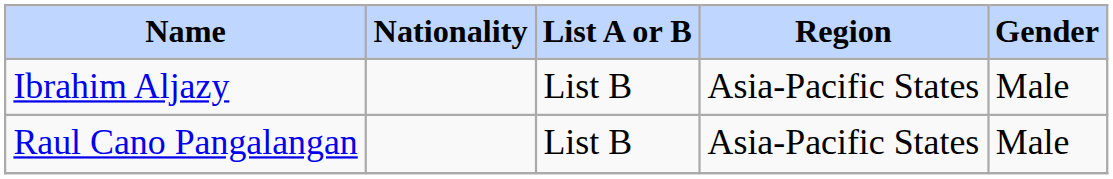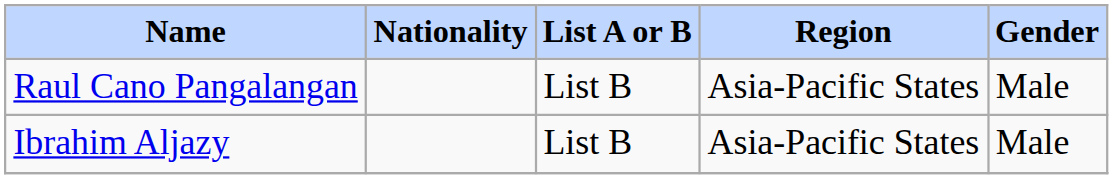rows swapped: (121, 86) <-> (186, 142)
